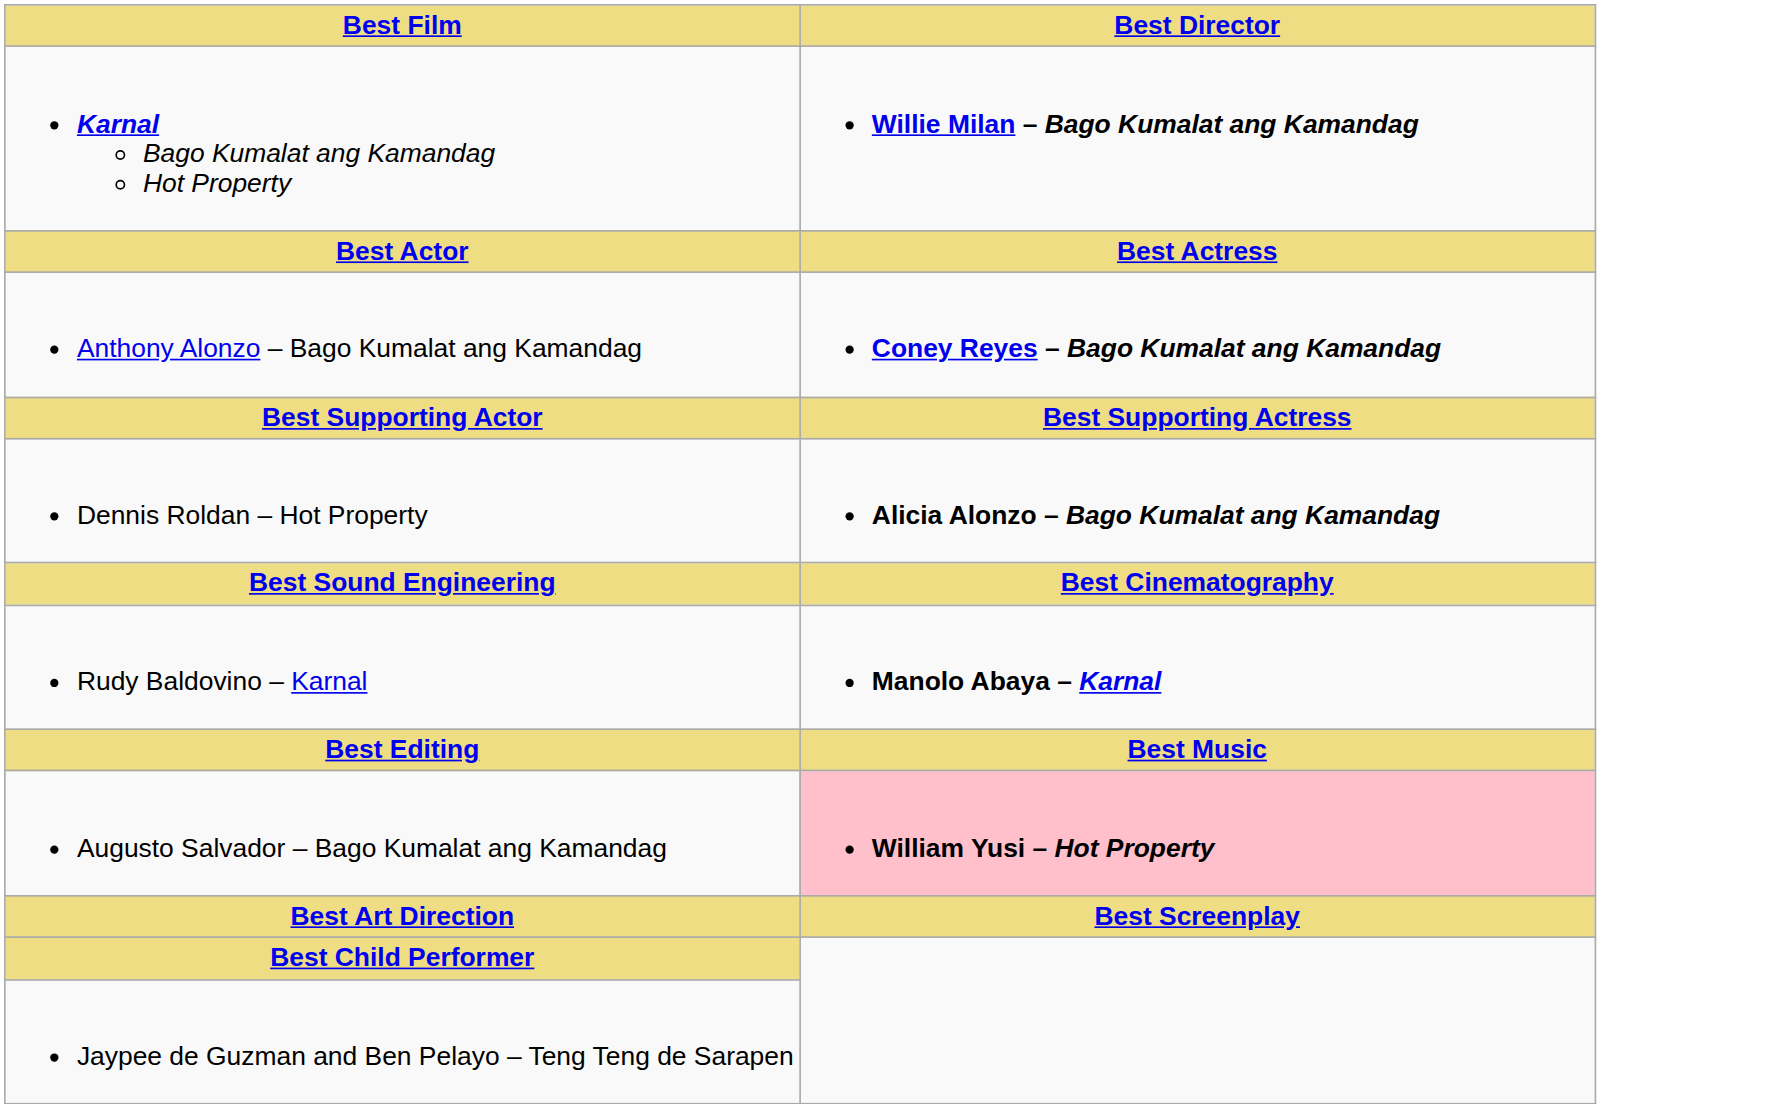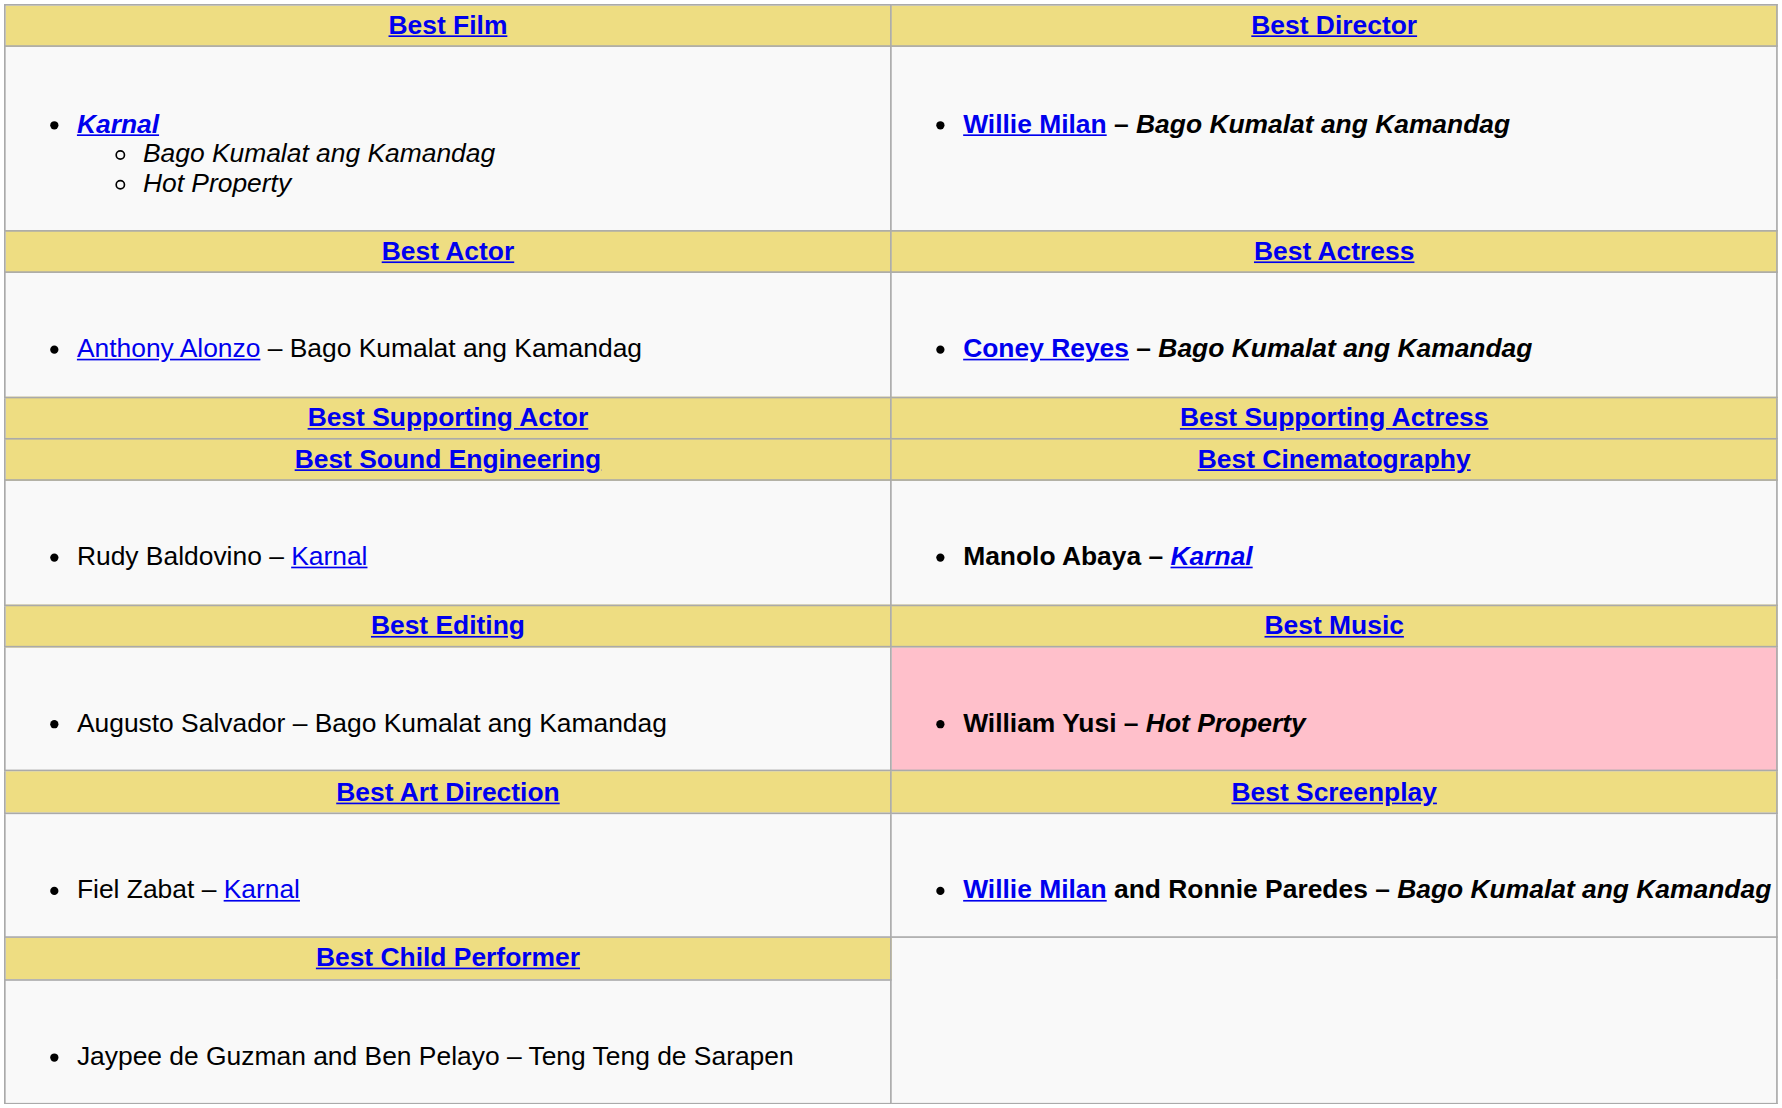- row: (402, 516)
+ row: (448, 890)
